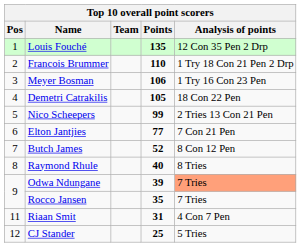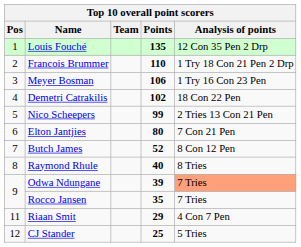(158, 98) 105 -> (158, 98) 102
(158, 132) 77 -> (158, 132) 80
(158, 217) 31 -> (158, 217) 29
